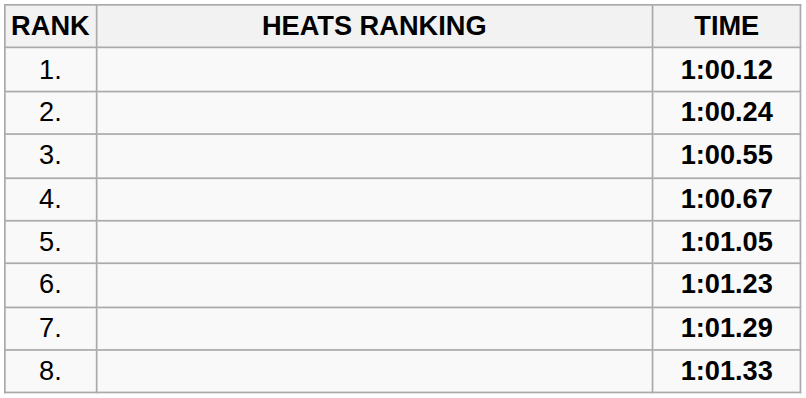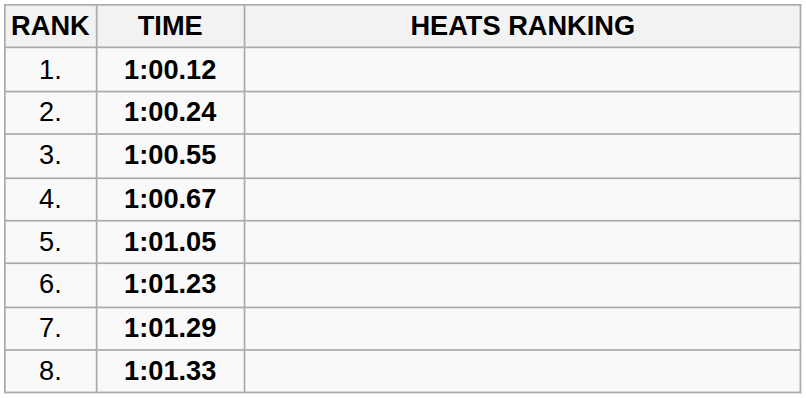columns swapped: (374, 26) <-> (727, 26)
